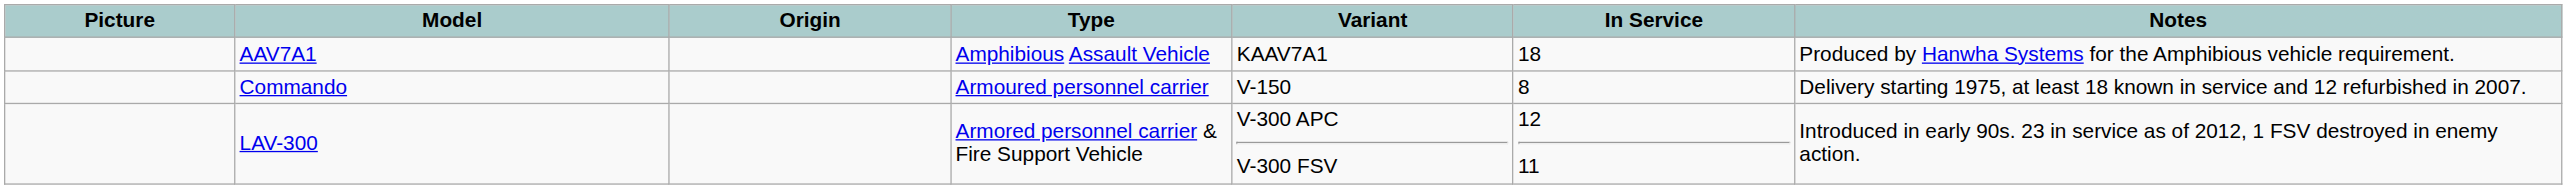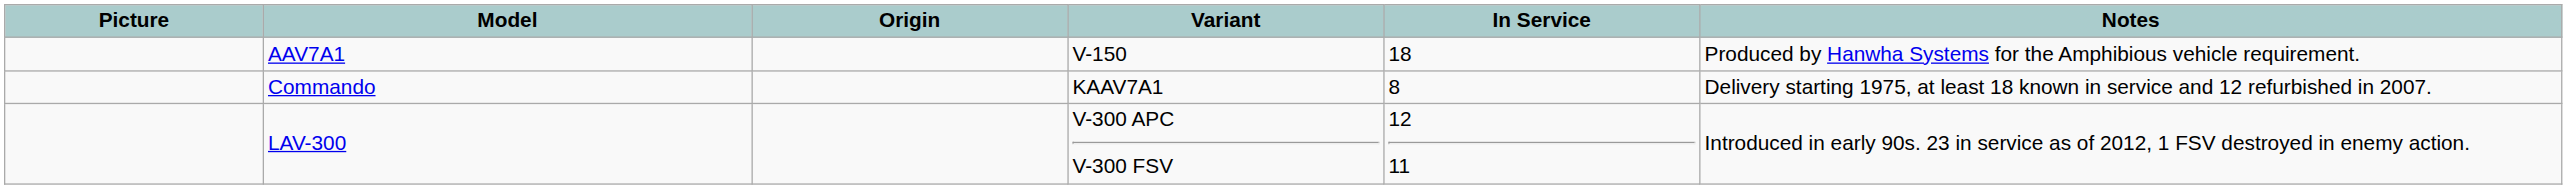- column: (1091, 20)
(1282, 53) KAAV7A1 -> (1100, 53) V-150
(1264, 86) V-150 -> (1118, 86) KAAV7A1
